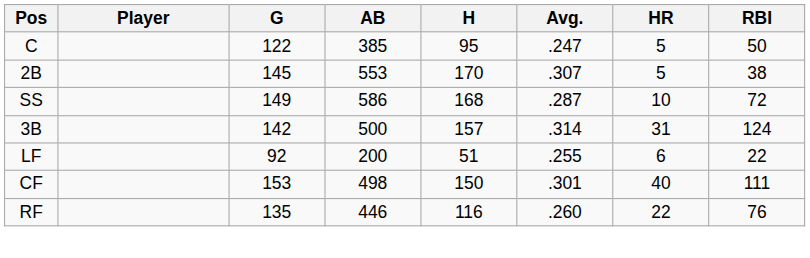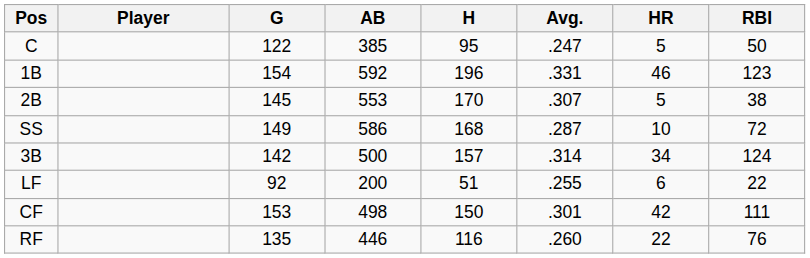+ row: (31, 73)
(661, 128) 31 -> (661, 156) 34
(661, 184) 40 -> (661, 211) 42
